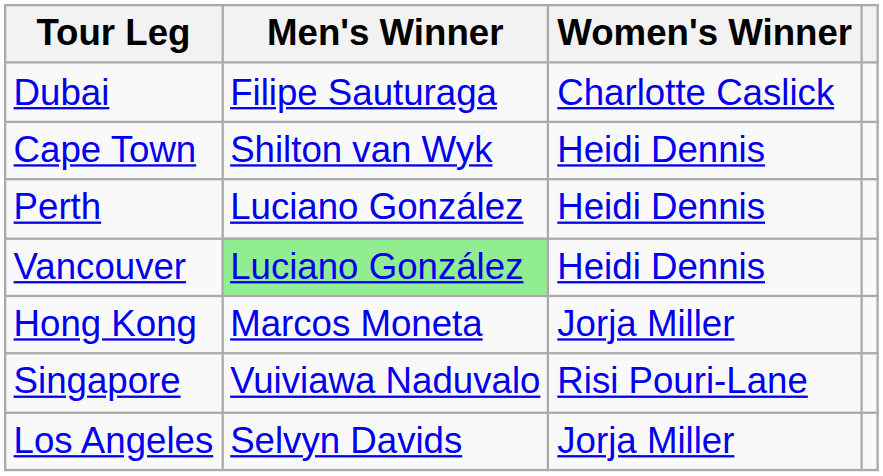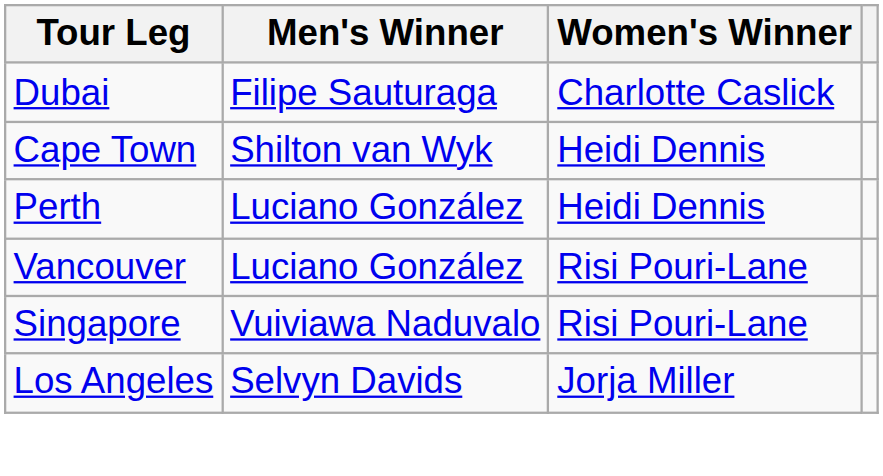(377, 265) lightgreen background -> (377, 265) no background
(661, 265) Heidi Dennis -> (683, 265) Risi Pouri-Lane
- row: (105, 324)
